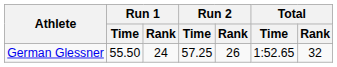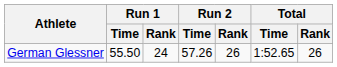(197, 53) 57.25 -> (197, 53) 57.26
(315, 53) 32 -> (315, 53) 26
